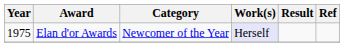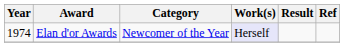(19, 32) 1975 -> (19, 32) 1974
